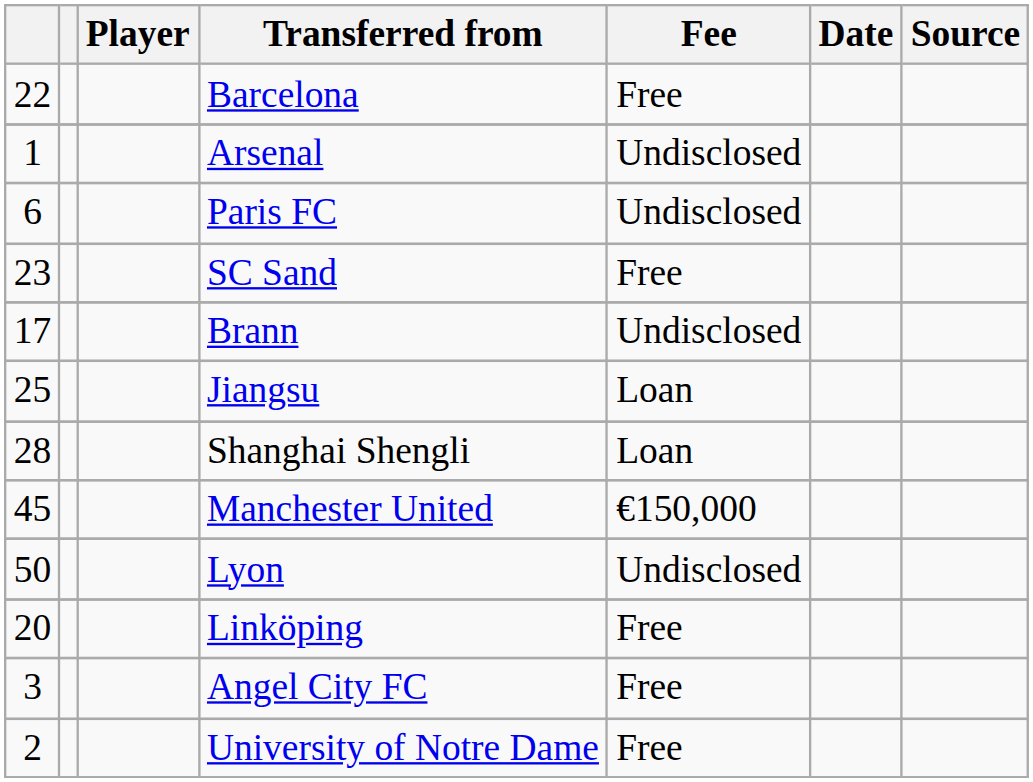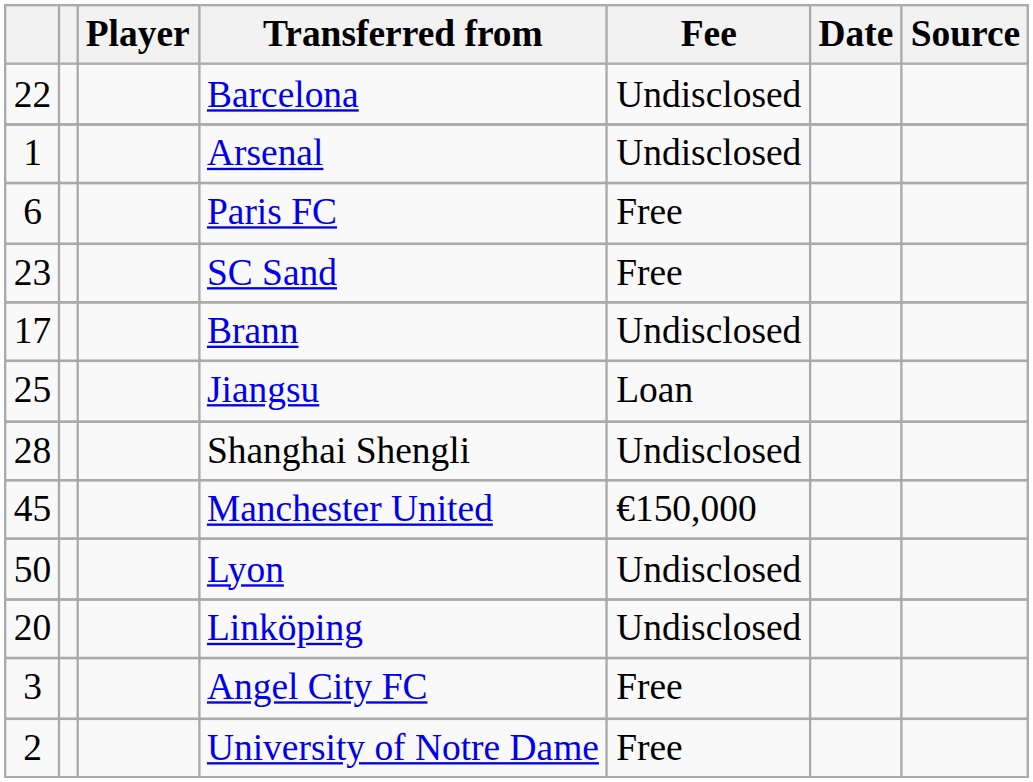(649, 93) Free -> (709, 93) Undisclosed
(709, 212) Undisclosed -> (649, 212) Free
(655, 449) Loan -> (709, 449) Undisclosed
(649, 627) Free -> (709, 627) Undisclosed
